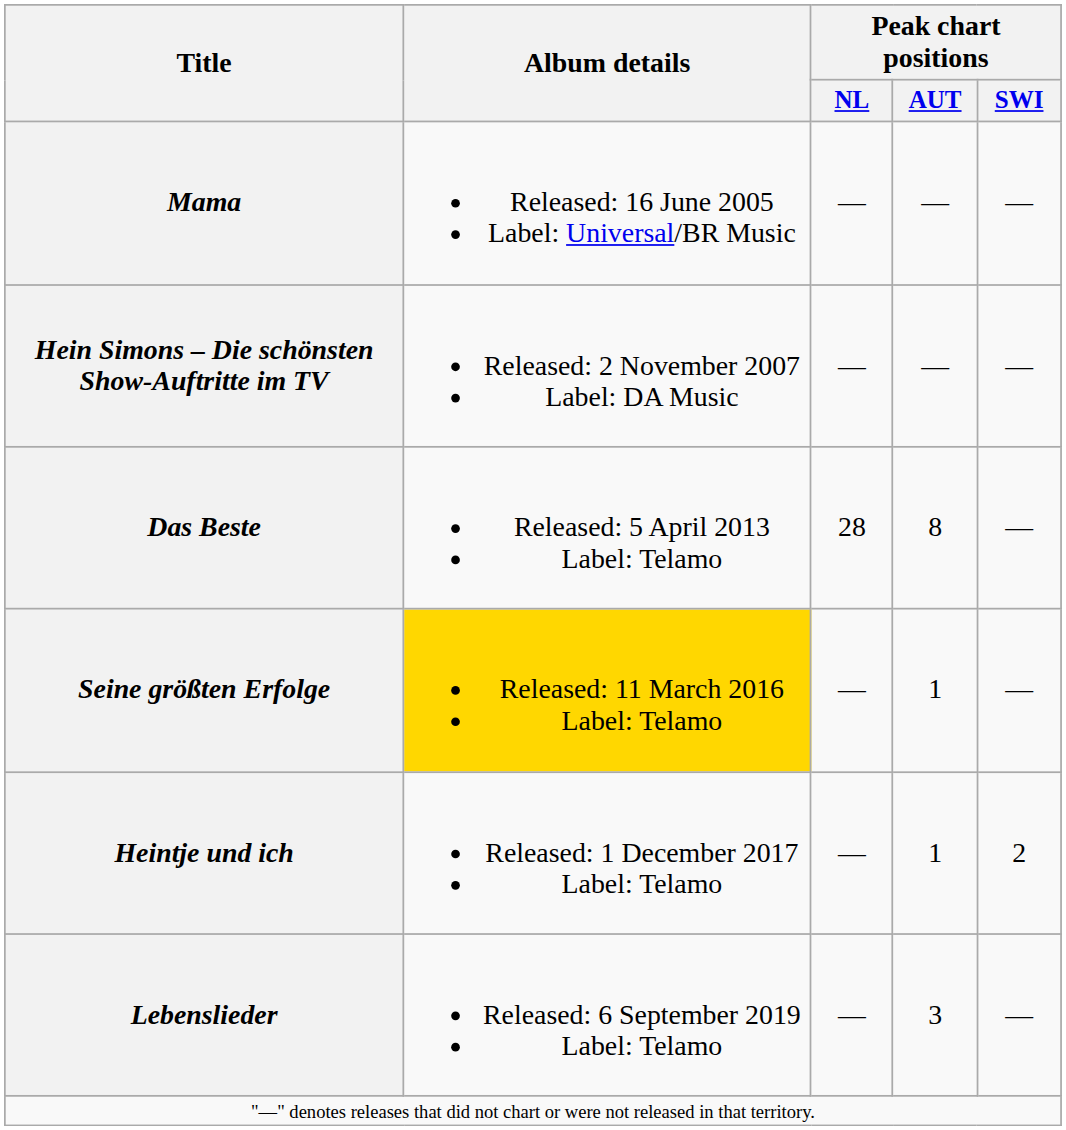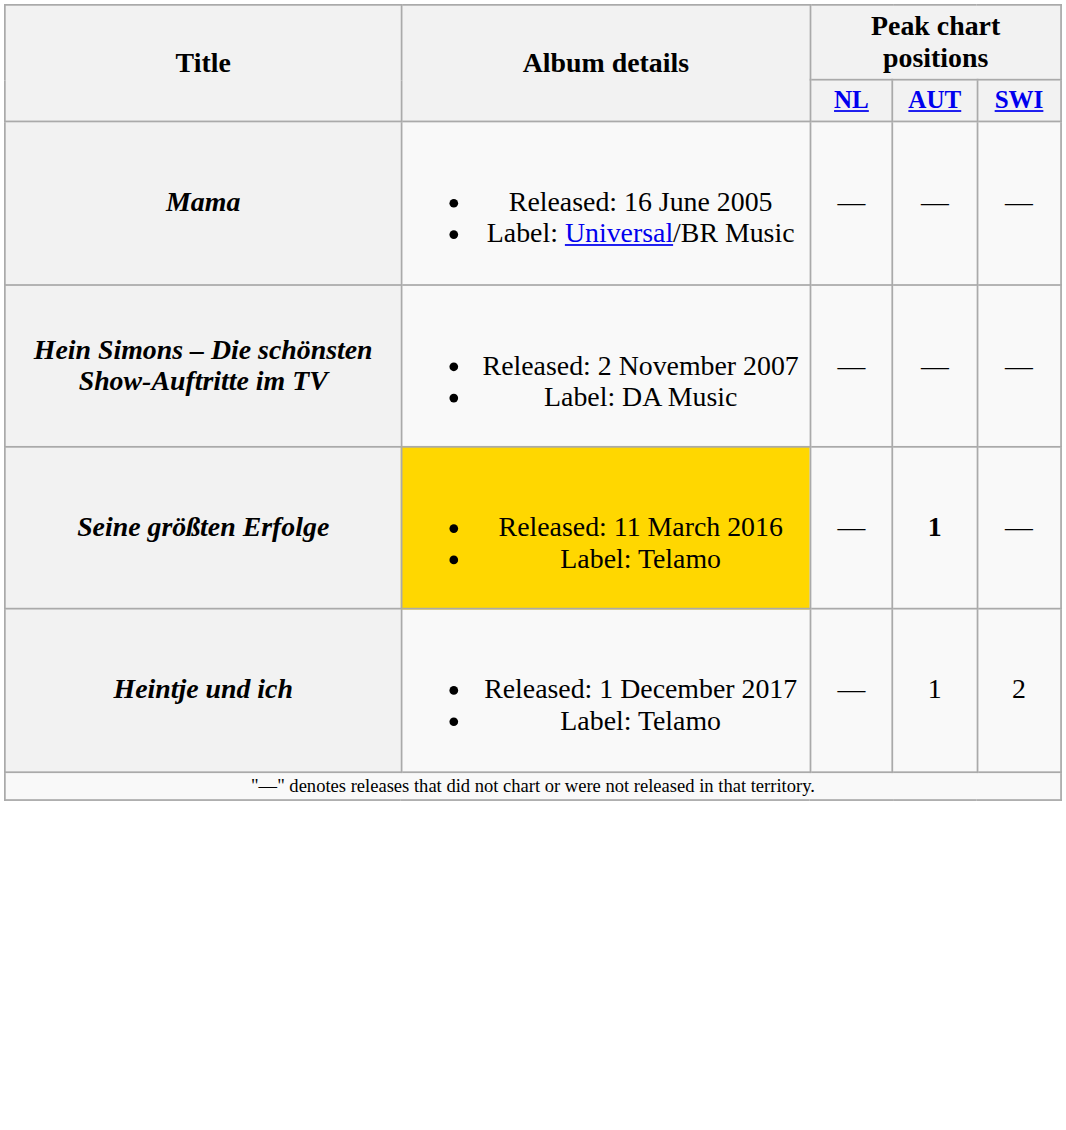- row: (204, 527)
(935, 689) normal -> (935, 527) bold
- row: (204, 1014)
